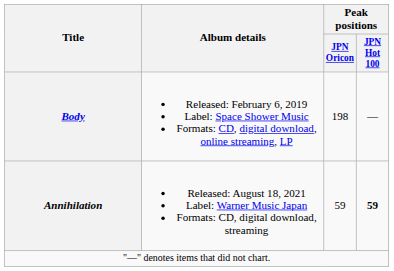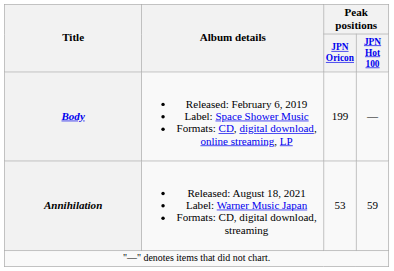(340, 116) 198 -> (340, 116) 199
(340, 205) 59 -> (340, 205) 53
(373, 205) bold -> (373, 205) normal
